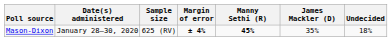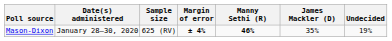(248, 31) 45% -> (248, 31) 46%
(366, 31) 18% -> (366, 31) 19%
